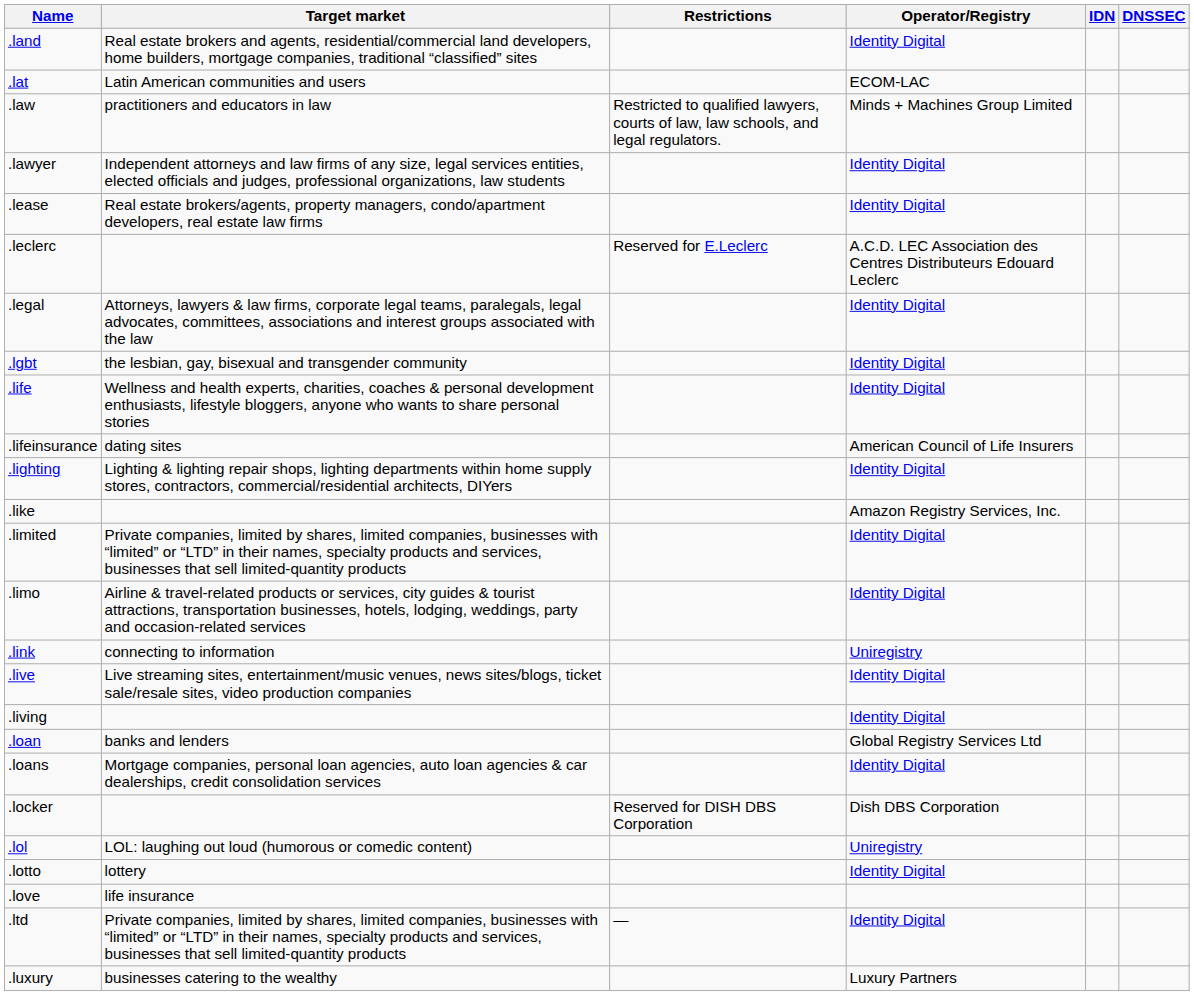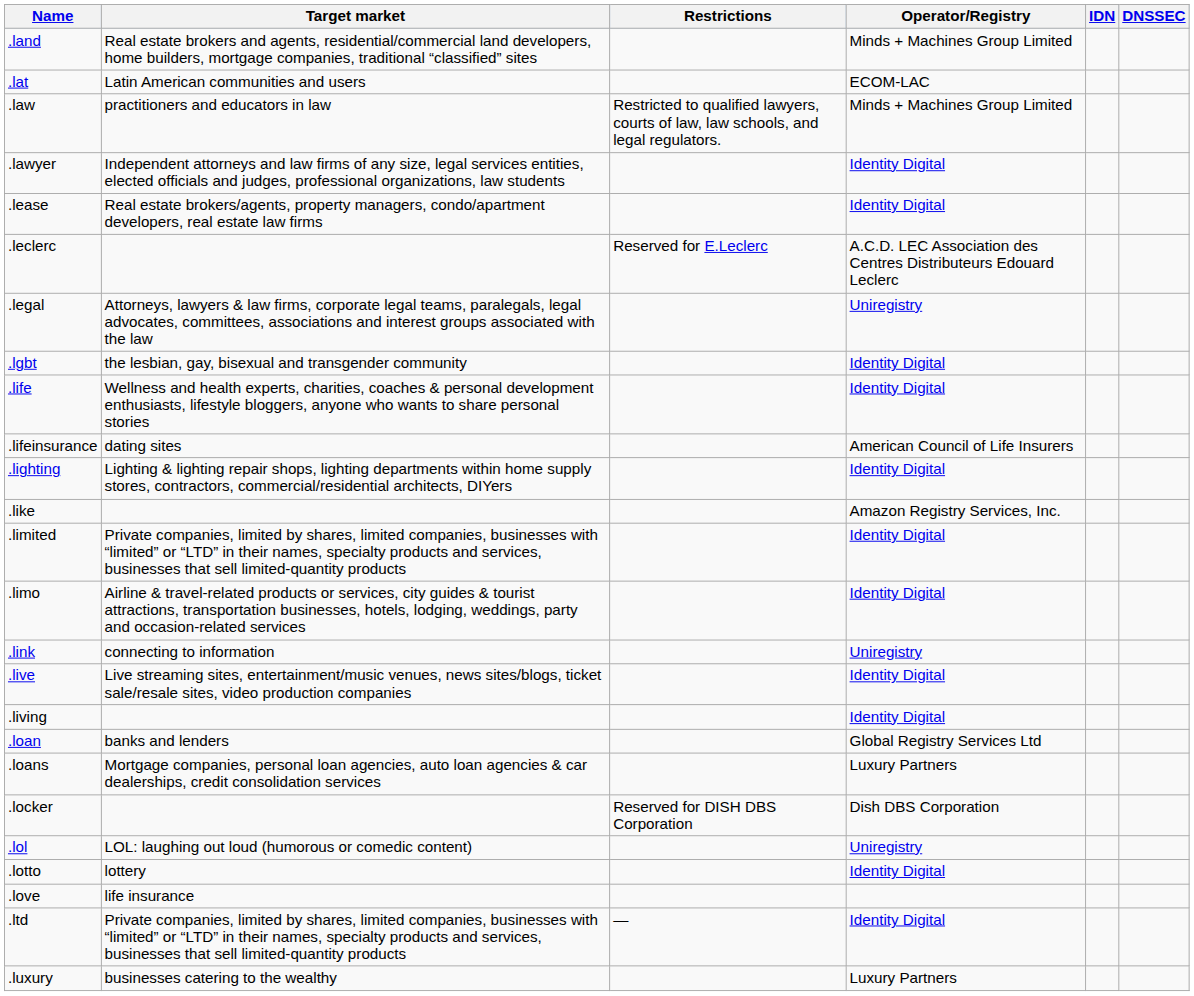(897, 40) Identity Digital -> (961, 40) Minds + Machines Group Limited
(897, 304) Identity Digital -> (886, 304) Uniregistry
(897, 765) Identity Digital -> (903, 765) Luxury Partners
